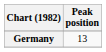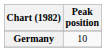(82, 39) 13 -> (82, 39) 10
